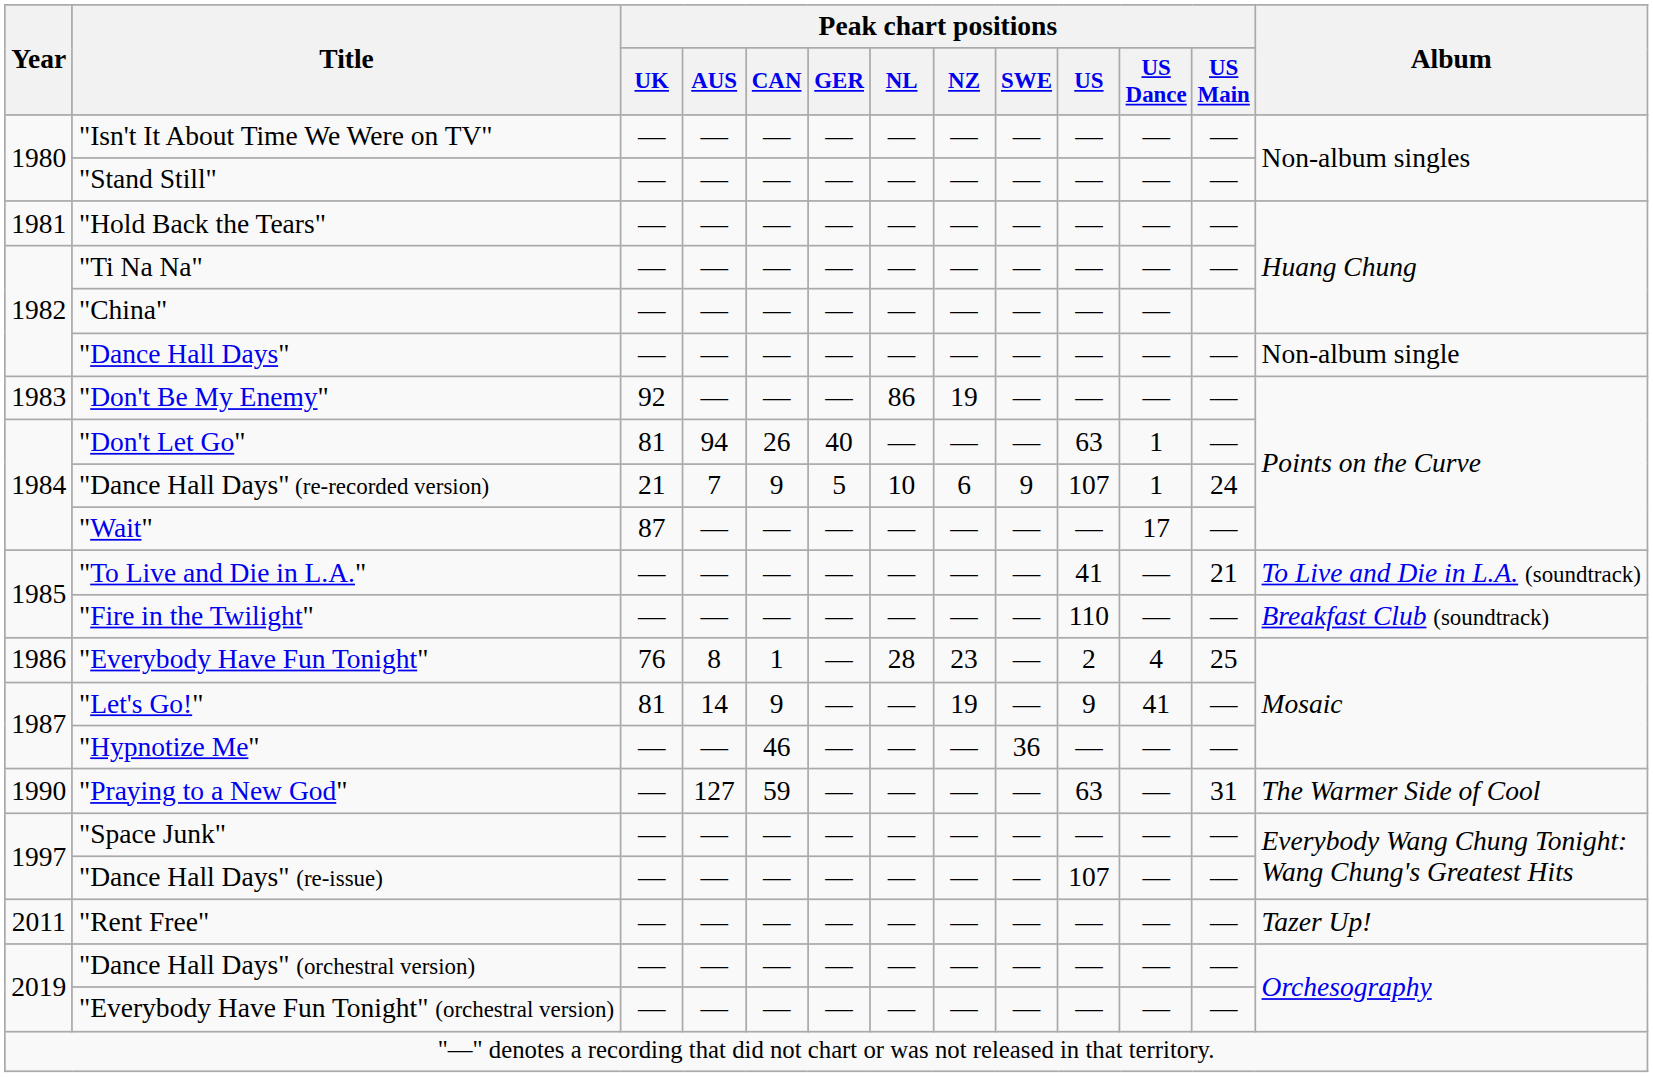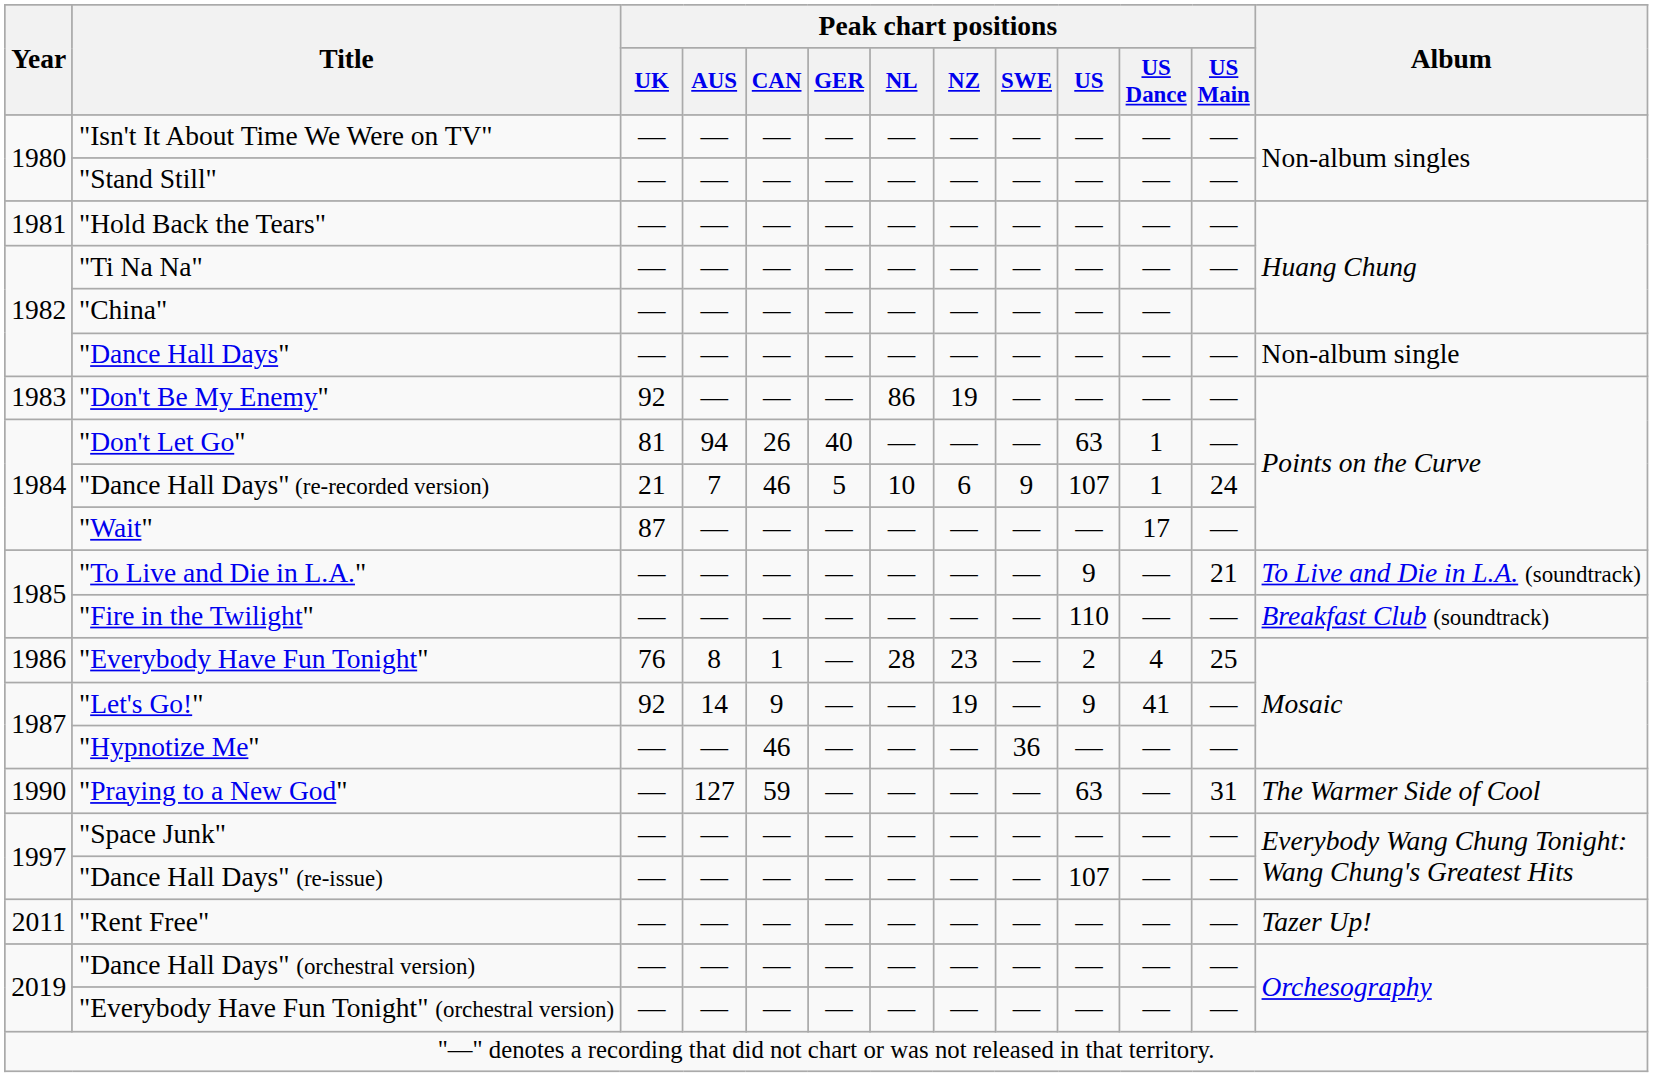(777, 485) 9 -> (777, 485) 46
(1089, 572) 41 -> (1089, 572) 9
(652, 703) 81 -> (652, 703) 92
